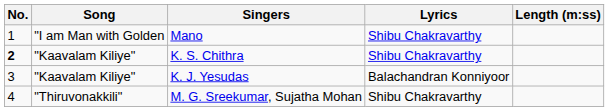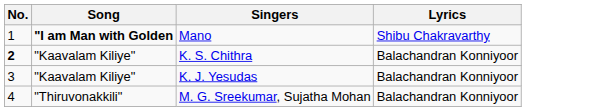- column: (558, 15)
(99, 35) normal -> (104, 35) bold
(425, 56) Shibu Chakravarthy -> (447, 56) Balachandran Konniyoor
(425, 97) Shibu Chakravarthy -> (447, 97) Balachandran Konniyoor
